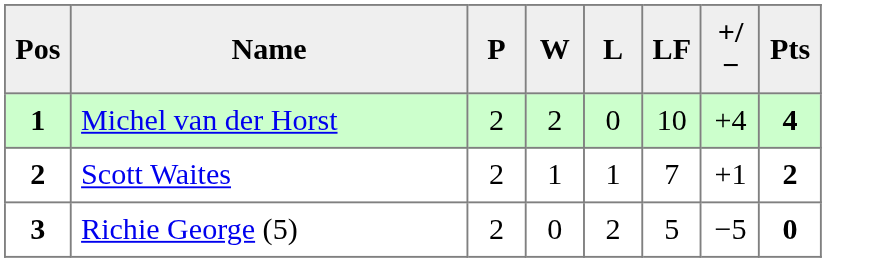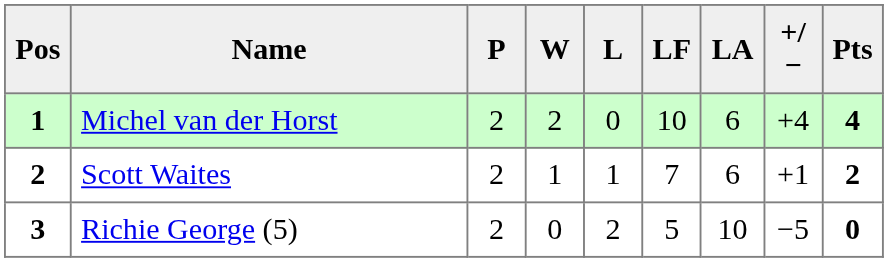+ column: (733, 48)
